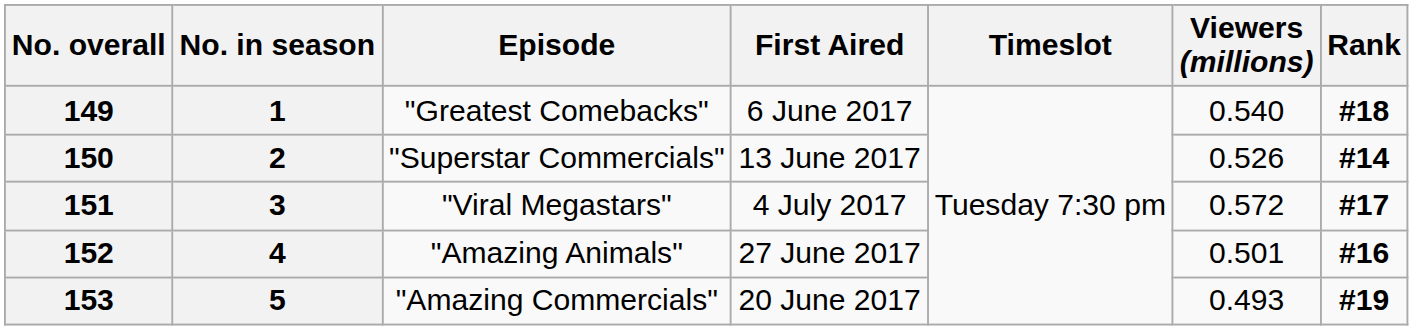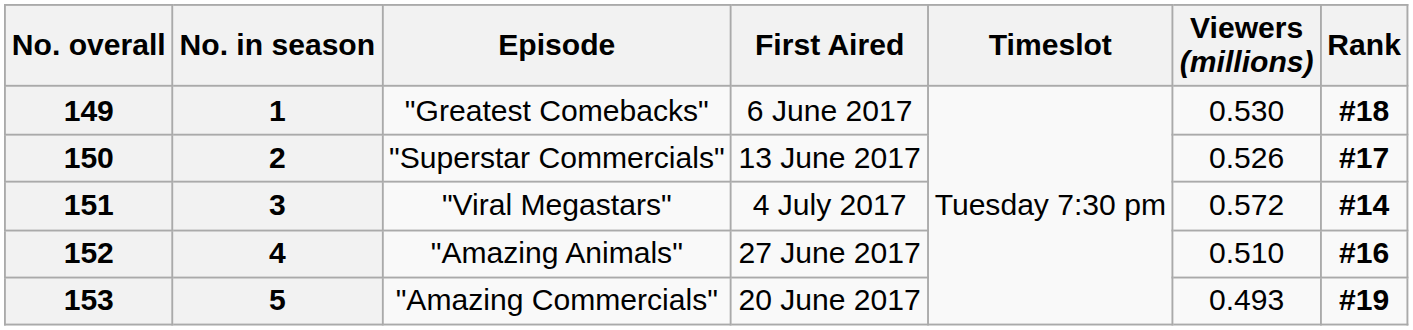(1247, 109) 0.540 -> (1247, 109) 0.530
(1364, 157) #14 -> (1364, 157) #17
(1364, 205) #17 -> (1364, 205) #14
(1247, 253) 0.501 -> (1247, 253) 0.510
